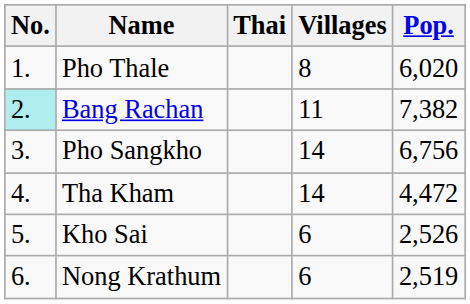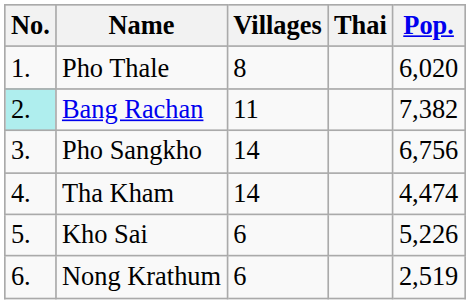columns swapped: (260, 25) <-> (342, 25)
(429, 192) 4,472 -> (429, 192) 4,474
(429, 234) 2,526 -> (429, 234) 5,226
